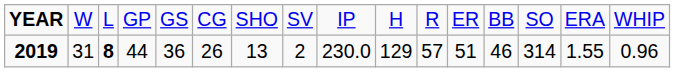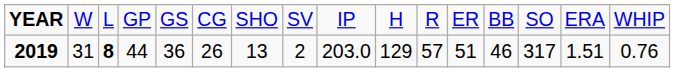(346, 50) 230.0 -> (346, 50) 203.0
(540, 50) 314 -> (540, 50) 317
(585, 50) 1.55 -> (585, 50) 1.51
(639, 50) 0.96 -> (639, 50) 0.76
